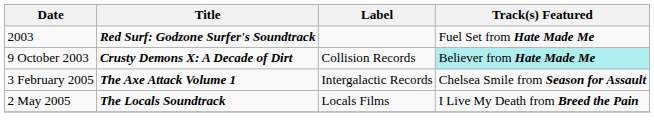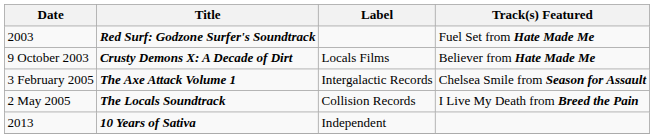(368, 58) Collision Records -> (355, 58) Locals Films
(517, 58) paleturquoise background -> (517, 58) no background
(355, 101) Locals Films -> (368, 101) Collision Records
+ row: (21, 123)
